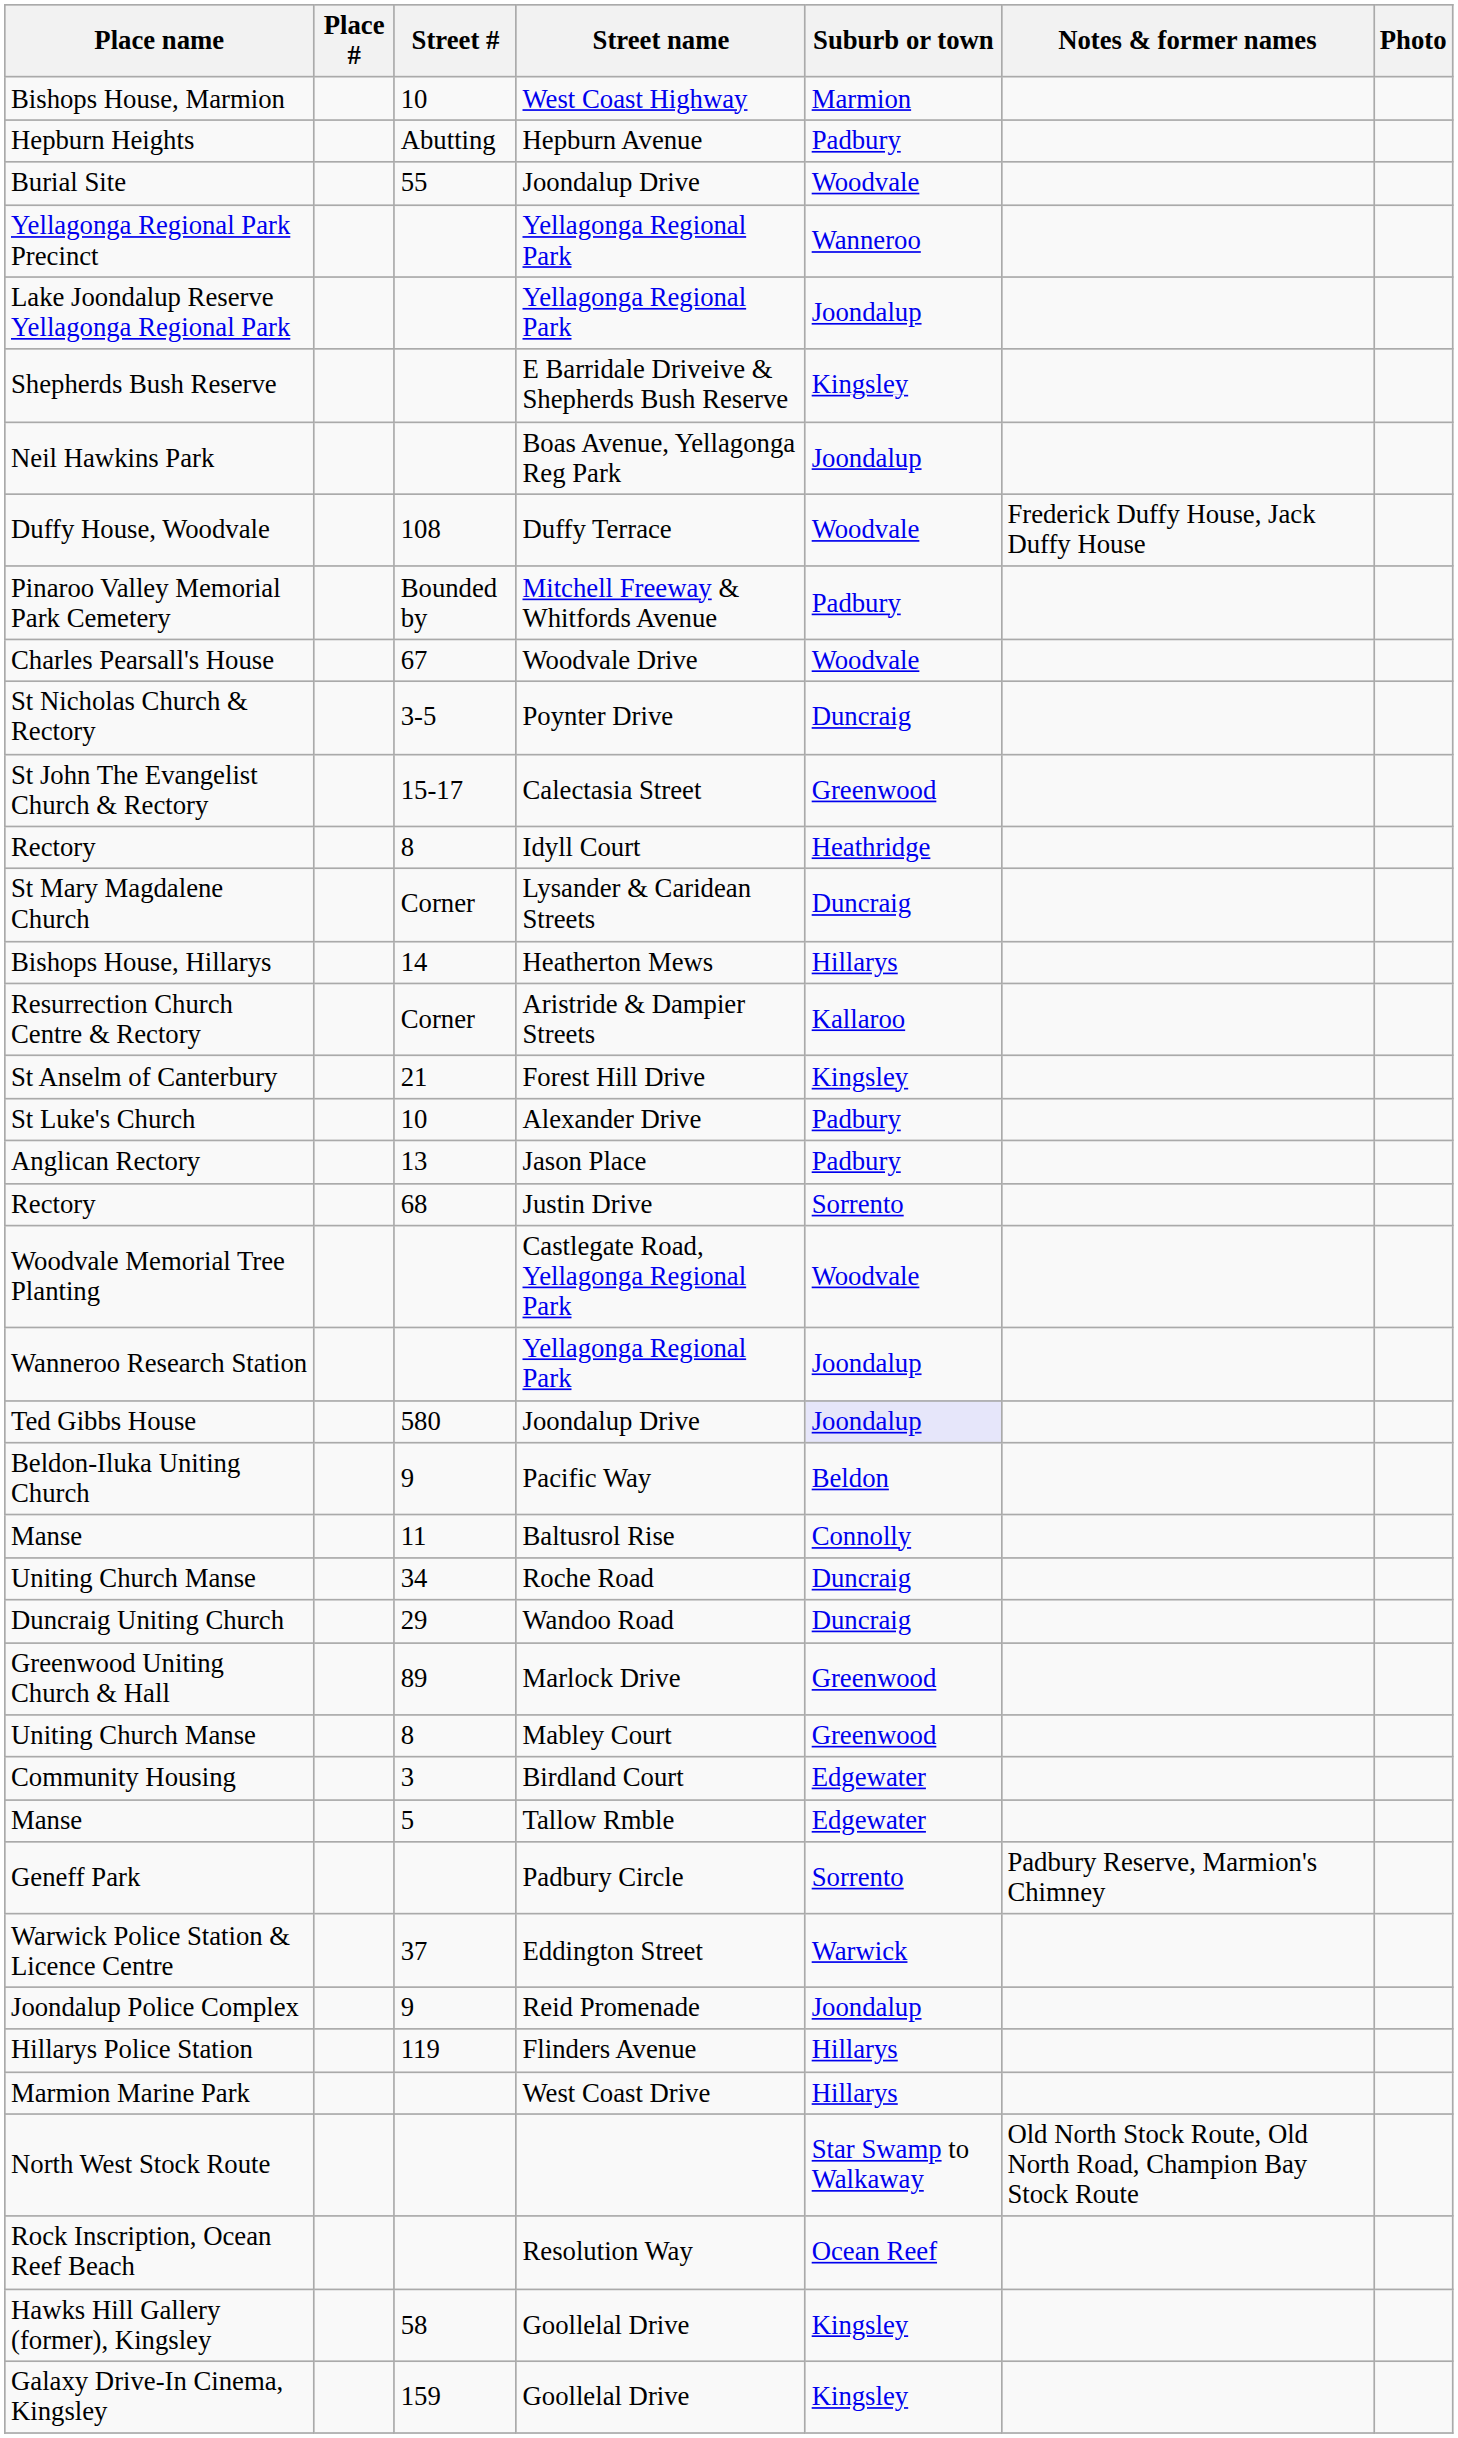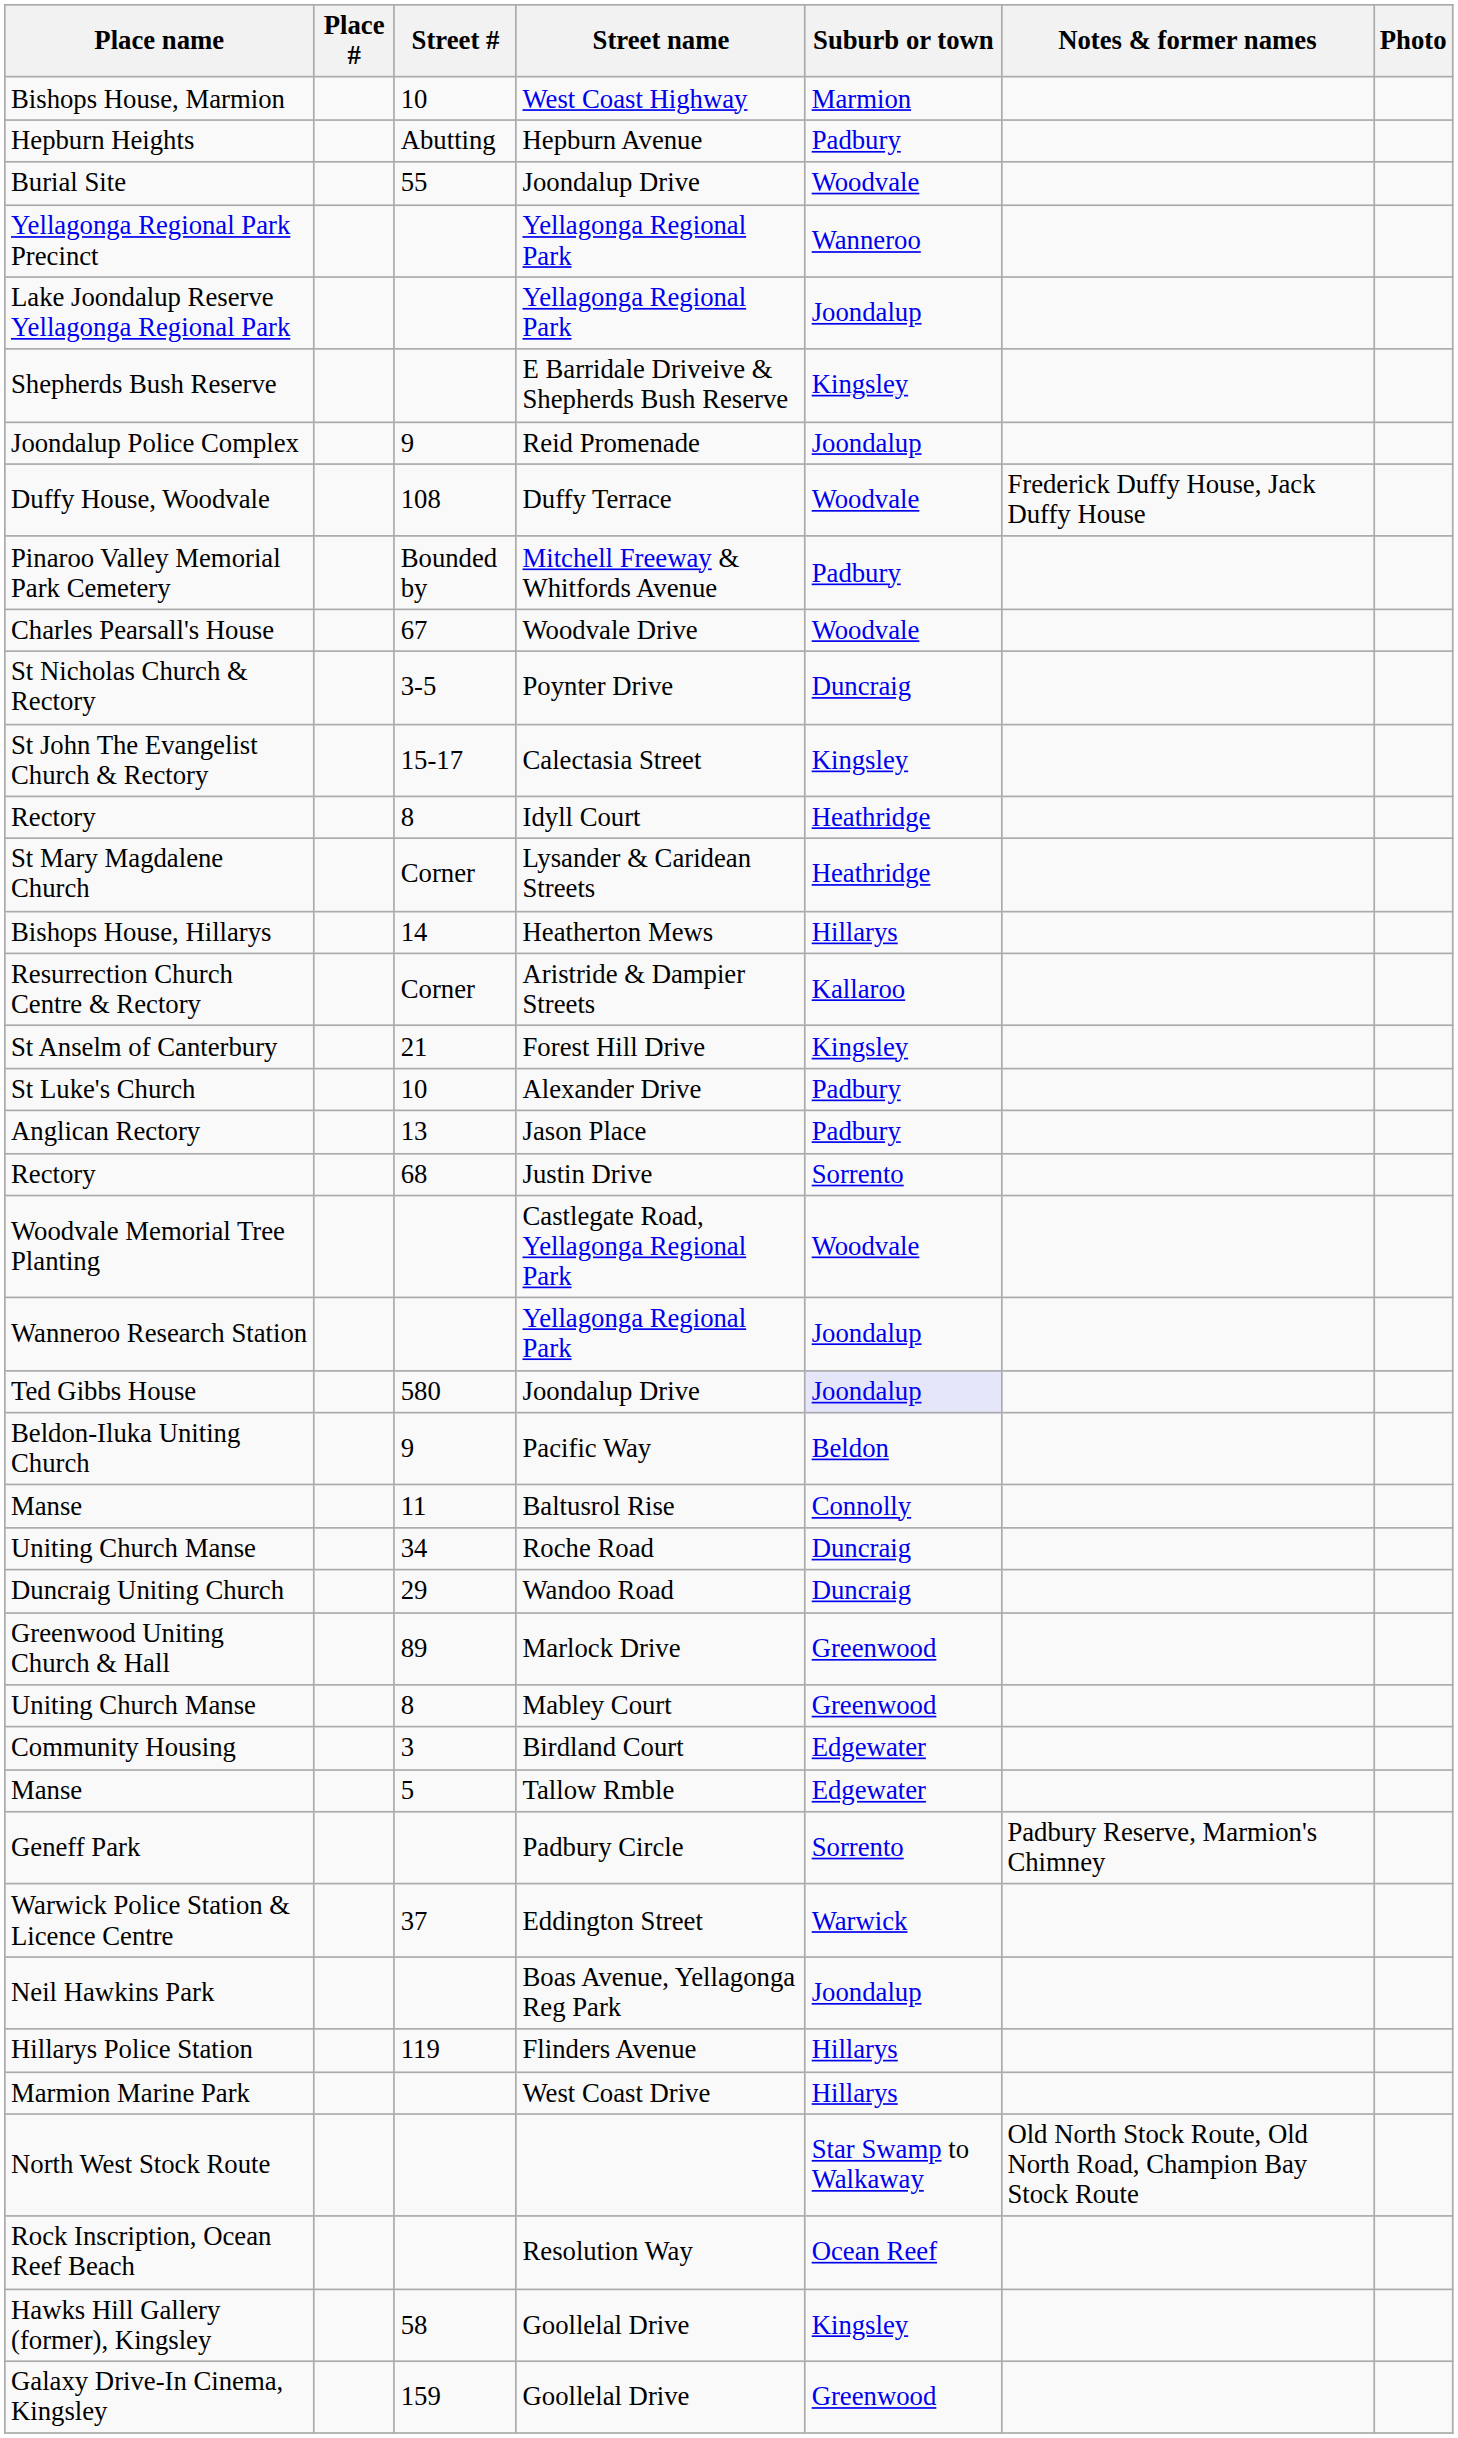rows swapped: (113, 457) <-> (155, 2007)
(874, 789) Greenwood -> (860, 759) Kingsley
(861, 904) Duncraig -> (871, 874) Heathridge
(860, 2397) Kingsley -> (874, 2397) Greenwood
